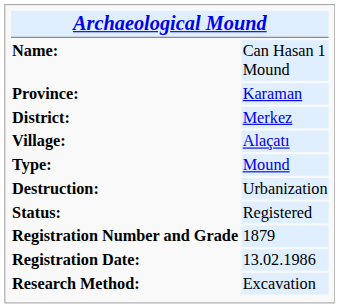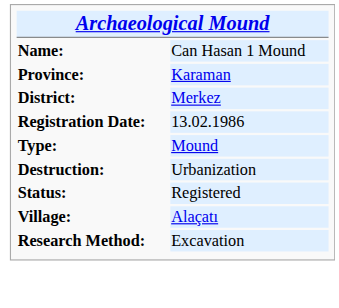rows swapped: (39, 141) <-> (76, 259)
- row: (125, 236)
